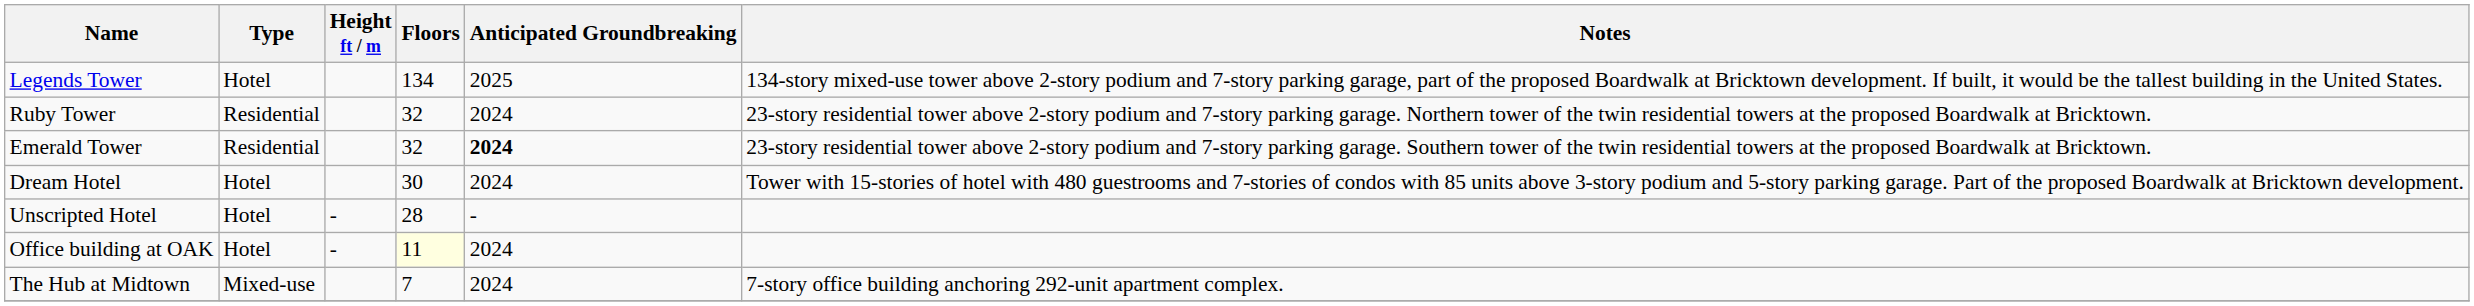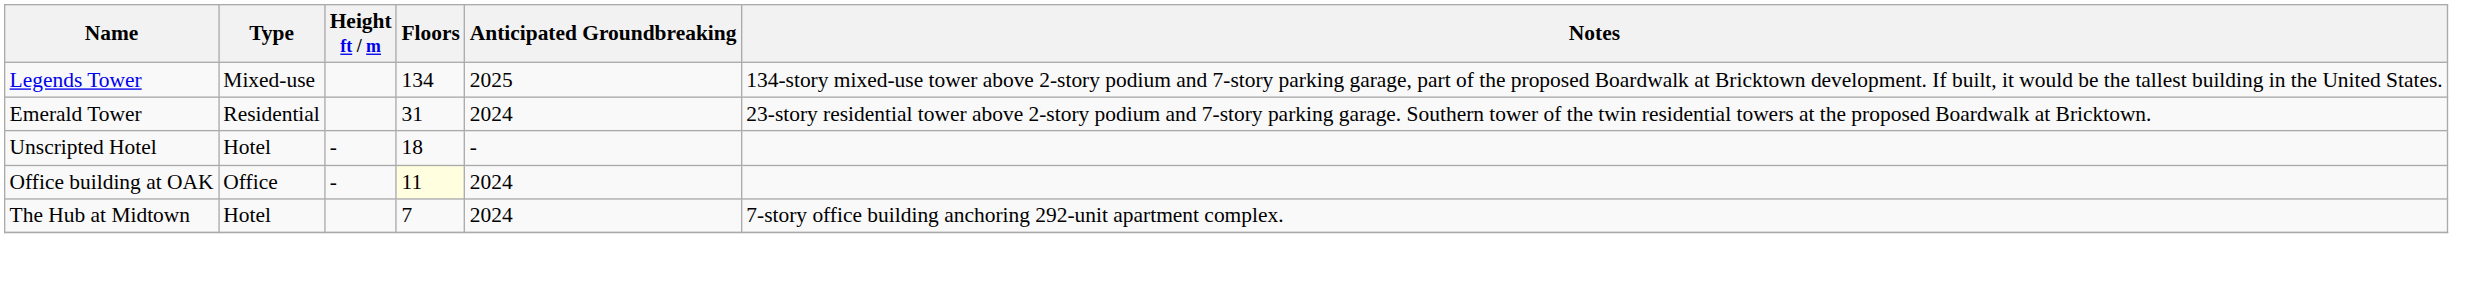(247, 79) Hotel -> (269, 79) Mixed-use
- row: (63, 113)
(412, 147) 32 -> (412, 113) 31
(491, 147) bold -> (491, 113) normal
- row: (65, 181)
(412, 215) 28 -> (412, 147) 18
(247, 249) Hotel -> (251, 181) Office
(269, 283) Mixed-use -> (247, 215) Hotel
